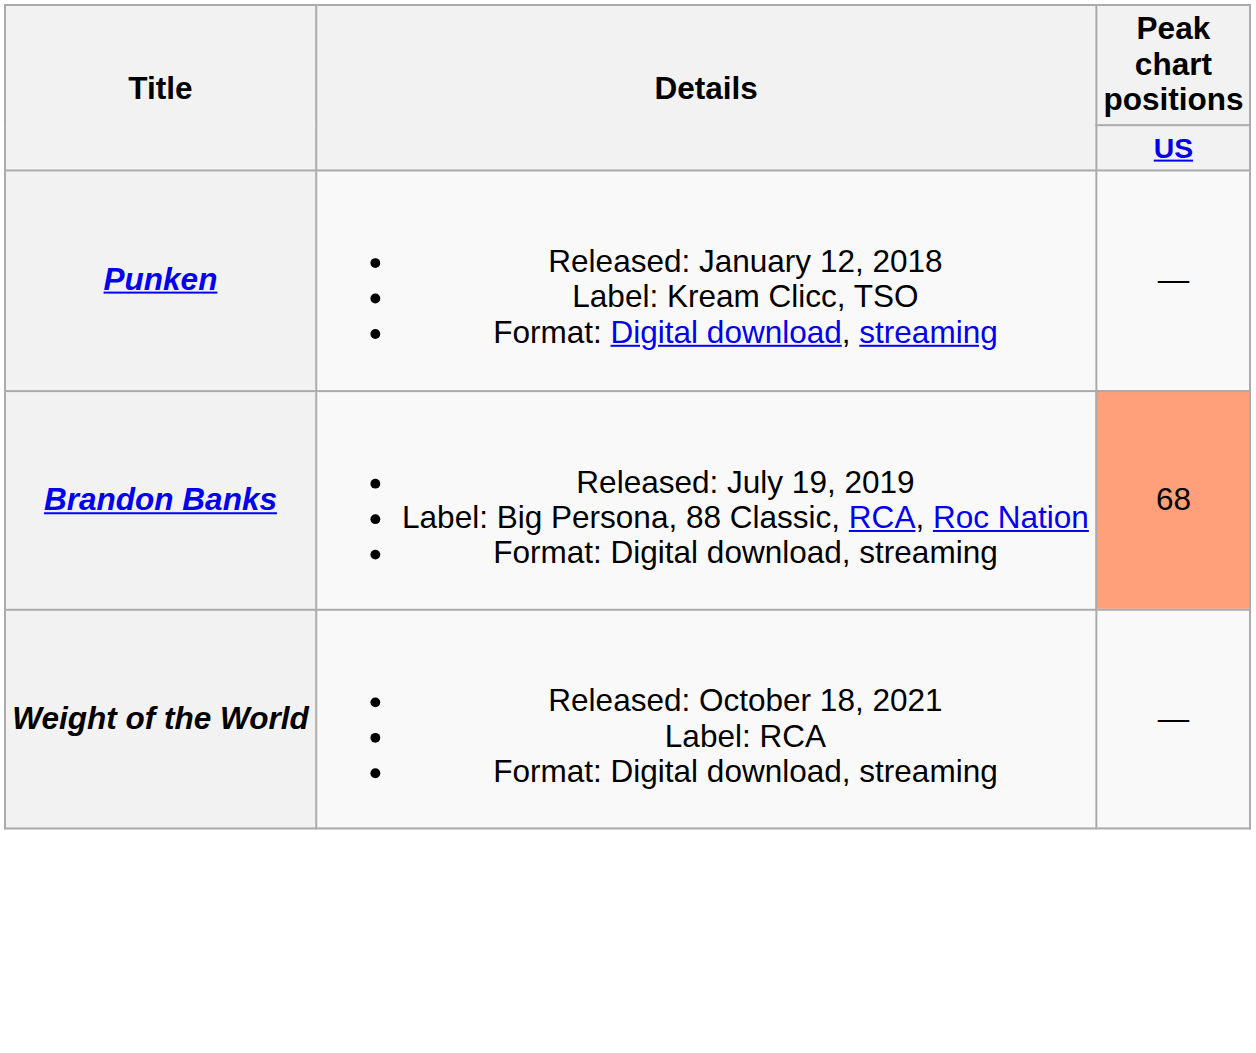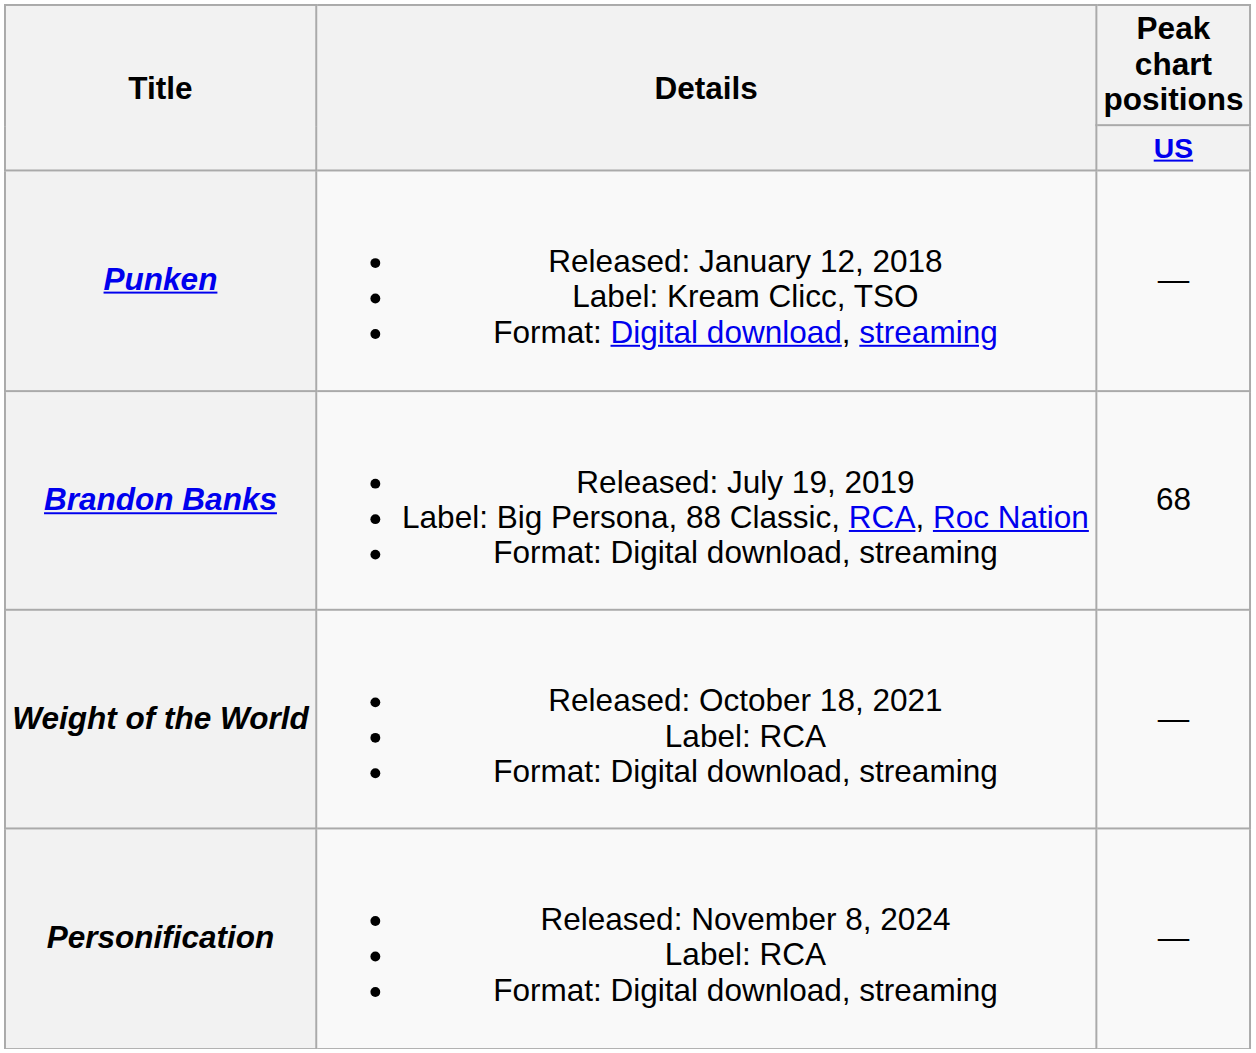(1173, 499) lightsalmon background -> (1173, 499) no background
+ row: (160, 938)
